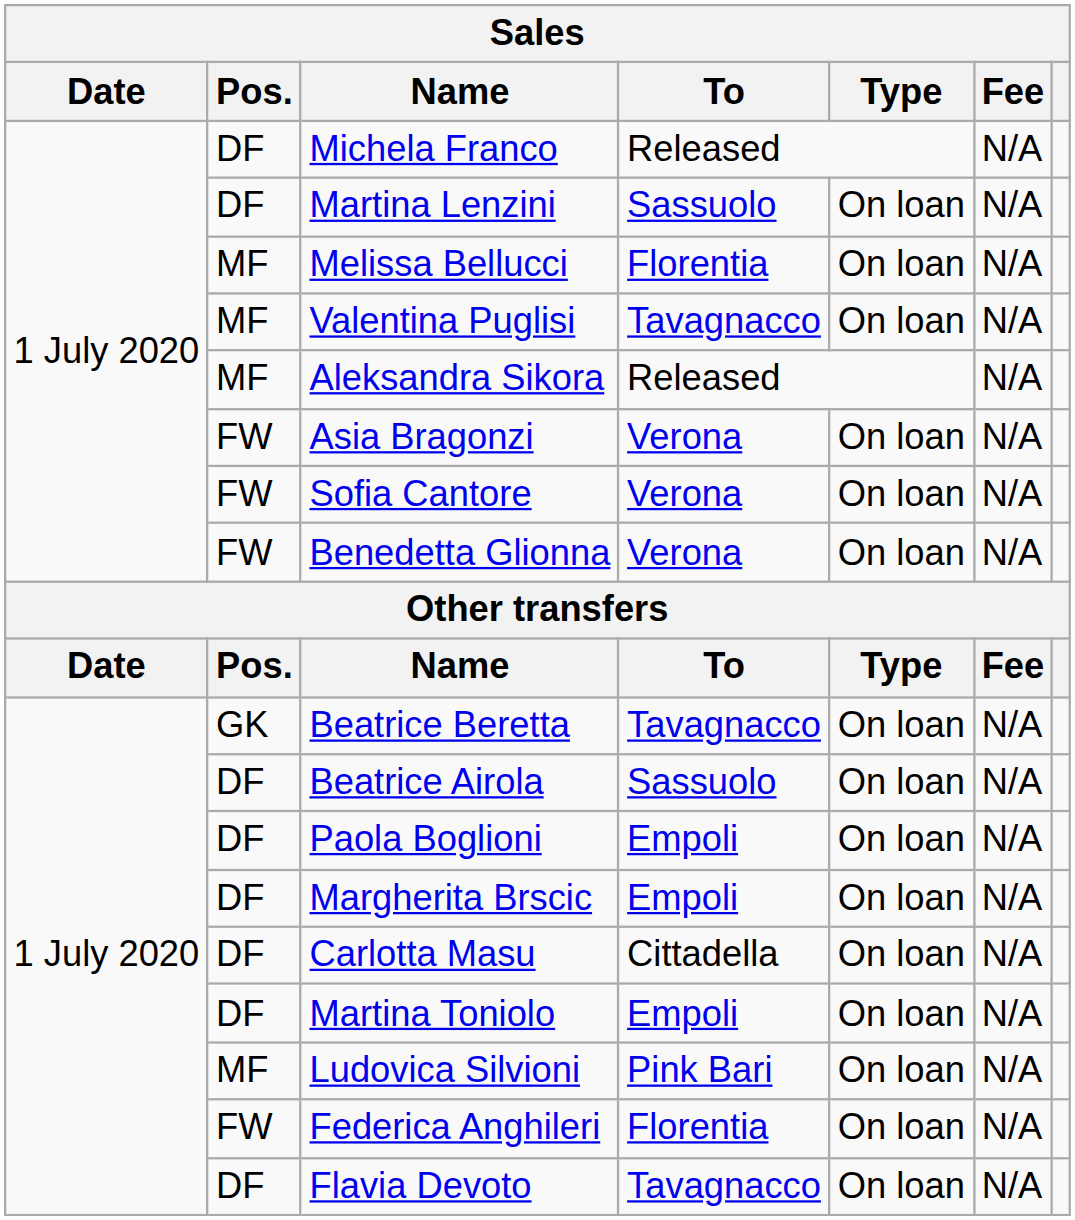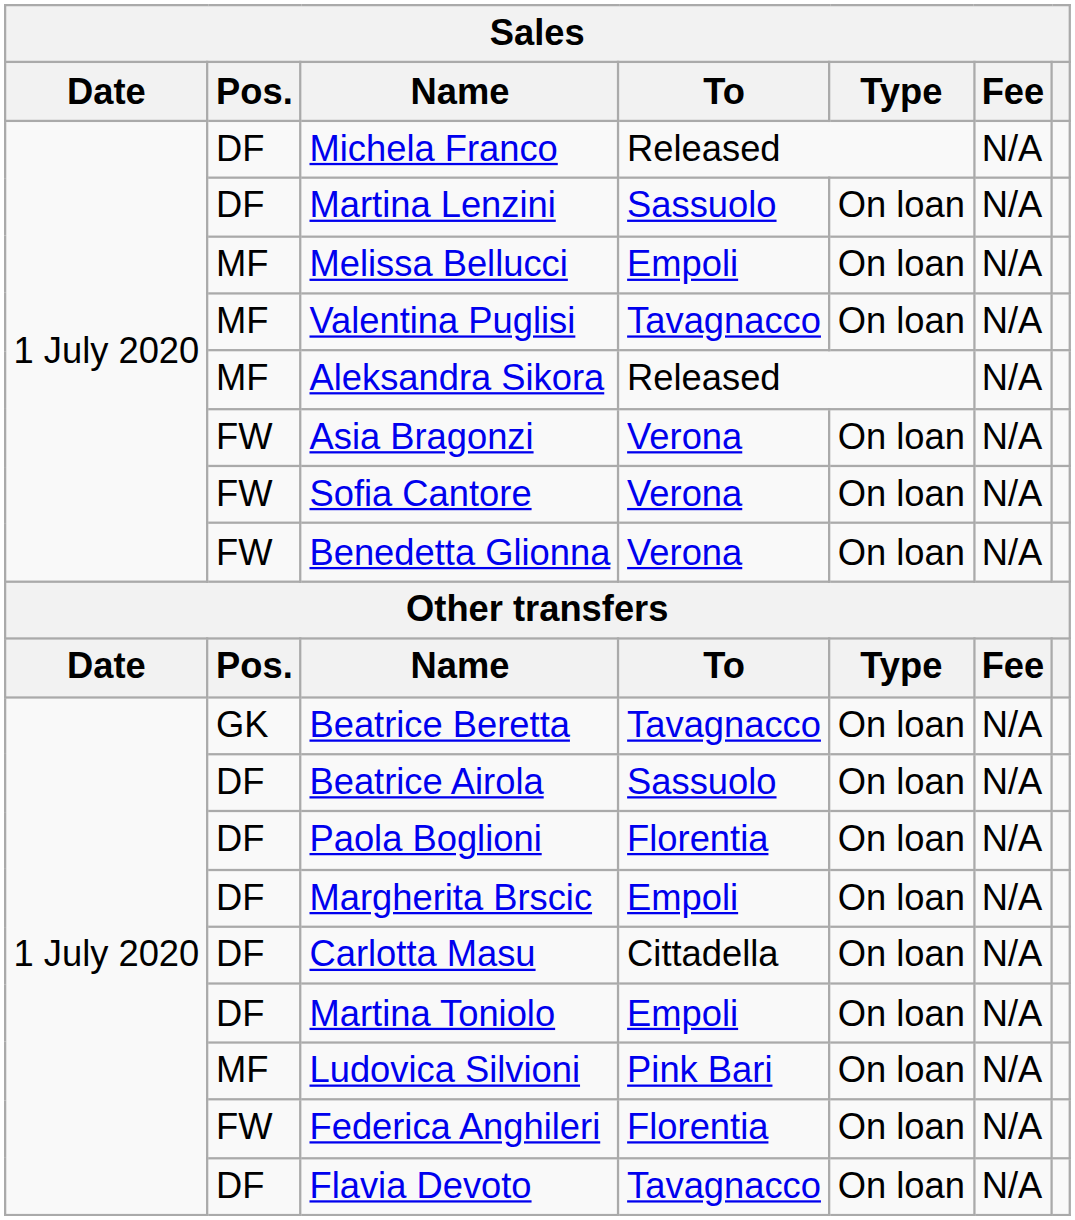(698, 263) Florentia -> (683, 263) Empoli
(683, 839) Empoli -> (698, 839) Florentia
